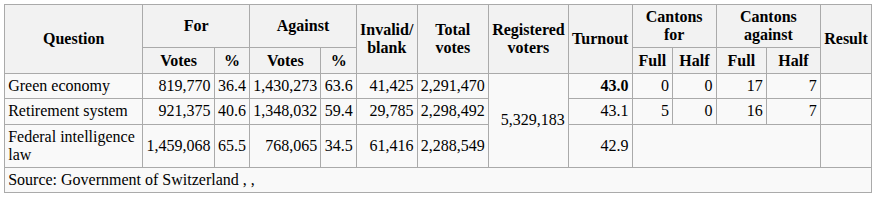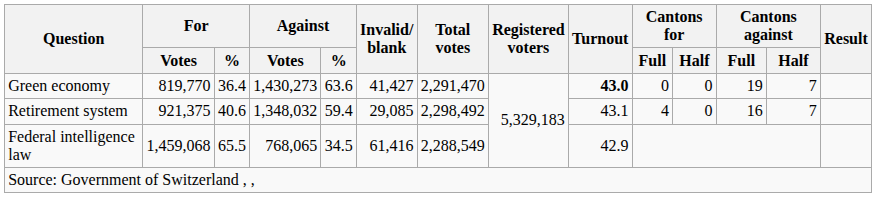(391, 85) 41,425 -> (391, 85) 41,427
(755, 85) 17 -> (755, 85) 19
(391, 111) 29,785 -> (391, 111) 29,085
(665, 111) 5 -> (665, 111) 4
